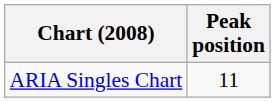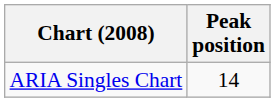(229, 79) 11 -> (229, 79) 14
